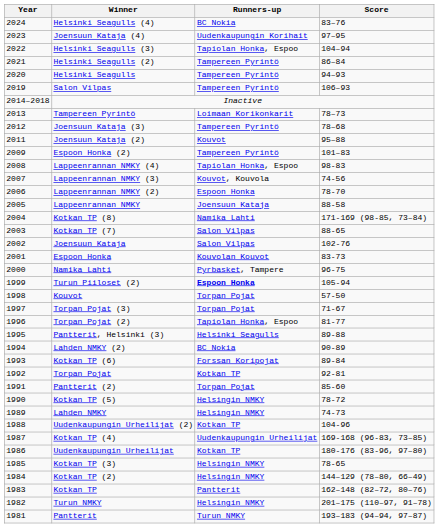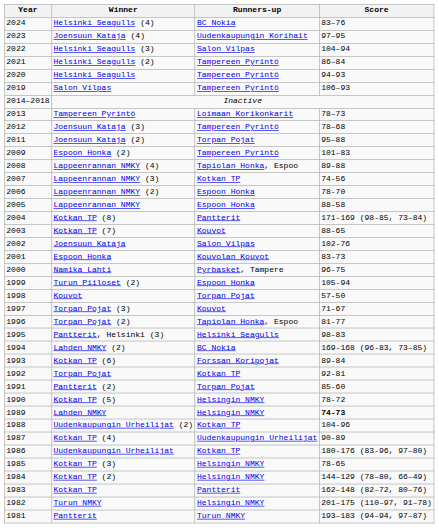(248, 50) Tapiolan Honka, Espoo -> (226, 50) Salon Vilpas
(211, 141) Kouvot -> (226, 141) Torpan Pojat
(333, 167) 98-83 -> (333, 167) 89-88
(233, 180) Kouvot, Kouvola -> (219, 180) Kotkan TP
(233, 206) Joensuun Kataja -> (226, 206) Espoon Honka
(226, 218) Namika Lahti -> (219, 218) Pantterit
(226, 231) Salon Vilpas -> (211, 231) Kouvot
(226, 283) bold -> (226, 283) normal
(226, 309) Torpan Pojat -> (211, 309) Kouvot
(333, 335) 89-88 -> (333, 335) 98-83
(333, 348) 90-89 -> (374, 348) 169-168 (96-83, 73–85)
(333, 413) normal -> (333, 413) bold
(374, 439) 169-168 (96-83, 73–85) -> (333, 439) 90-89
